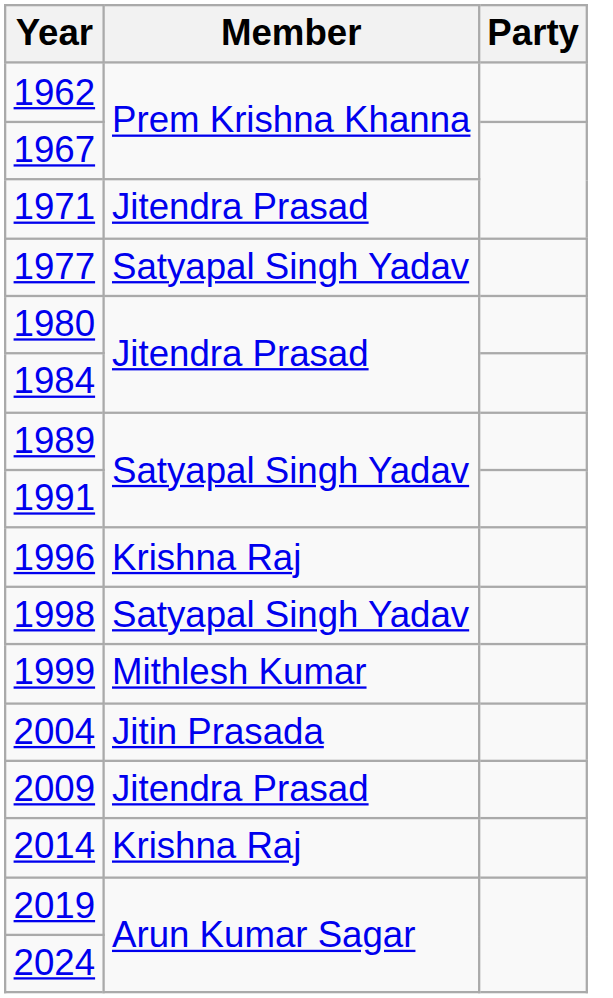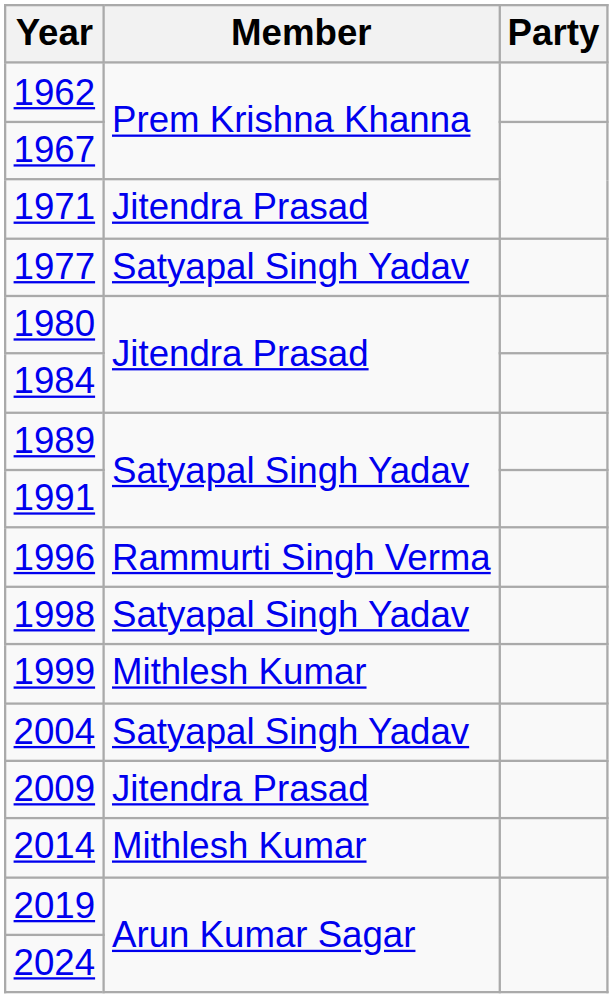(207, 556) Krishna Raj -> (301, 556) Rammurti Singh Verma
(218, 730) Jitin Prasada -> (291, 730) Satyapal Singh Yadav
(207, 847) Krishna Raj -> (239, 847) Mithlesh Kumar
